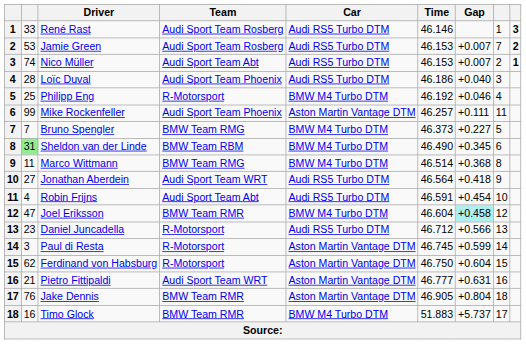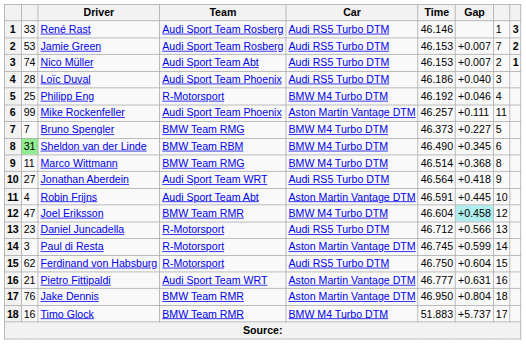(339, 196) Audi RS5 Turbo DTM -> (352, 196) Aston Martin Vantage DTM
(474, 196) +0.454 -> (474, 196) +0.445
(352, 263) Aston Martin Vantage DTM -> (339, 263) Audi RS5 Turbo DTM
(437, 297) 46.905 -> (437, 297) 46.950
